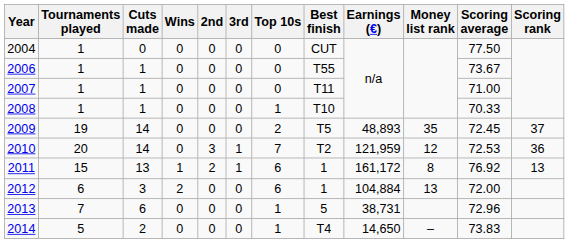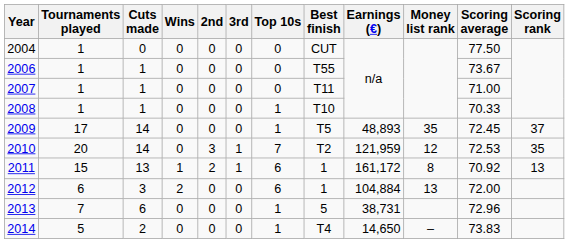(81, 129) 19 -> (81, 129) 17
(278, 129) 2 -> (278, 129) 1
(538, 149) 36 -> (538, 149) 35
(484, 169) 76.92 -> (484, 169) 70.92
